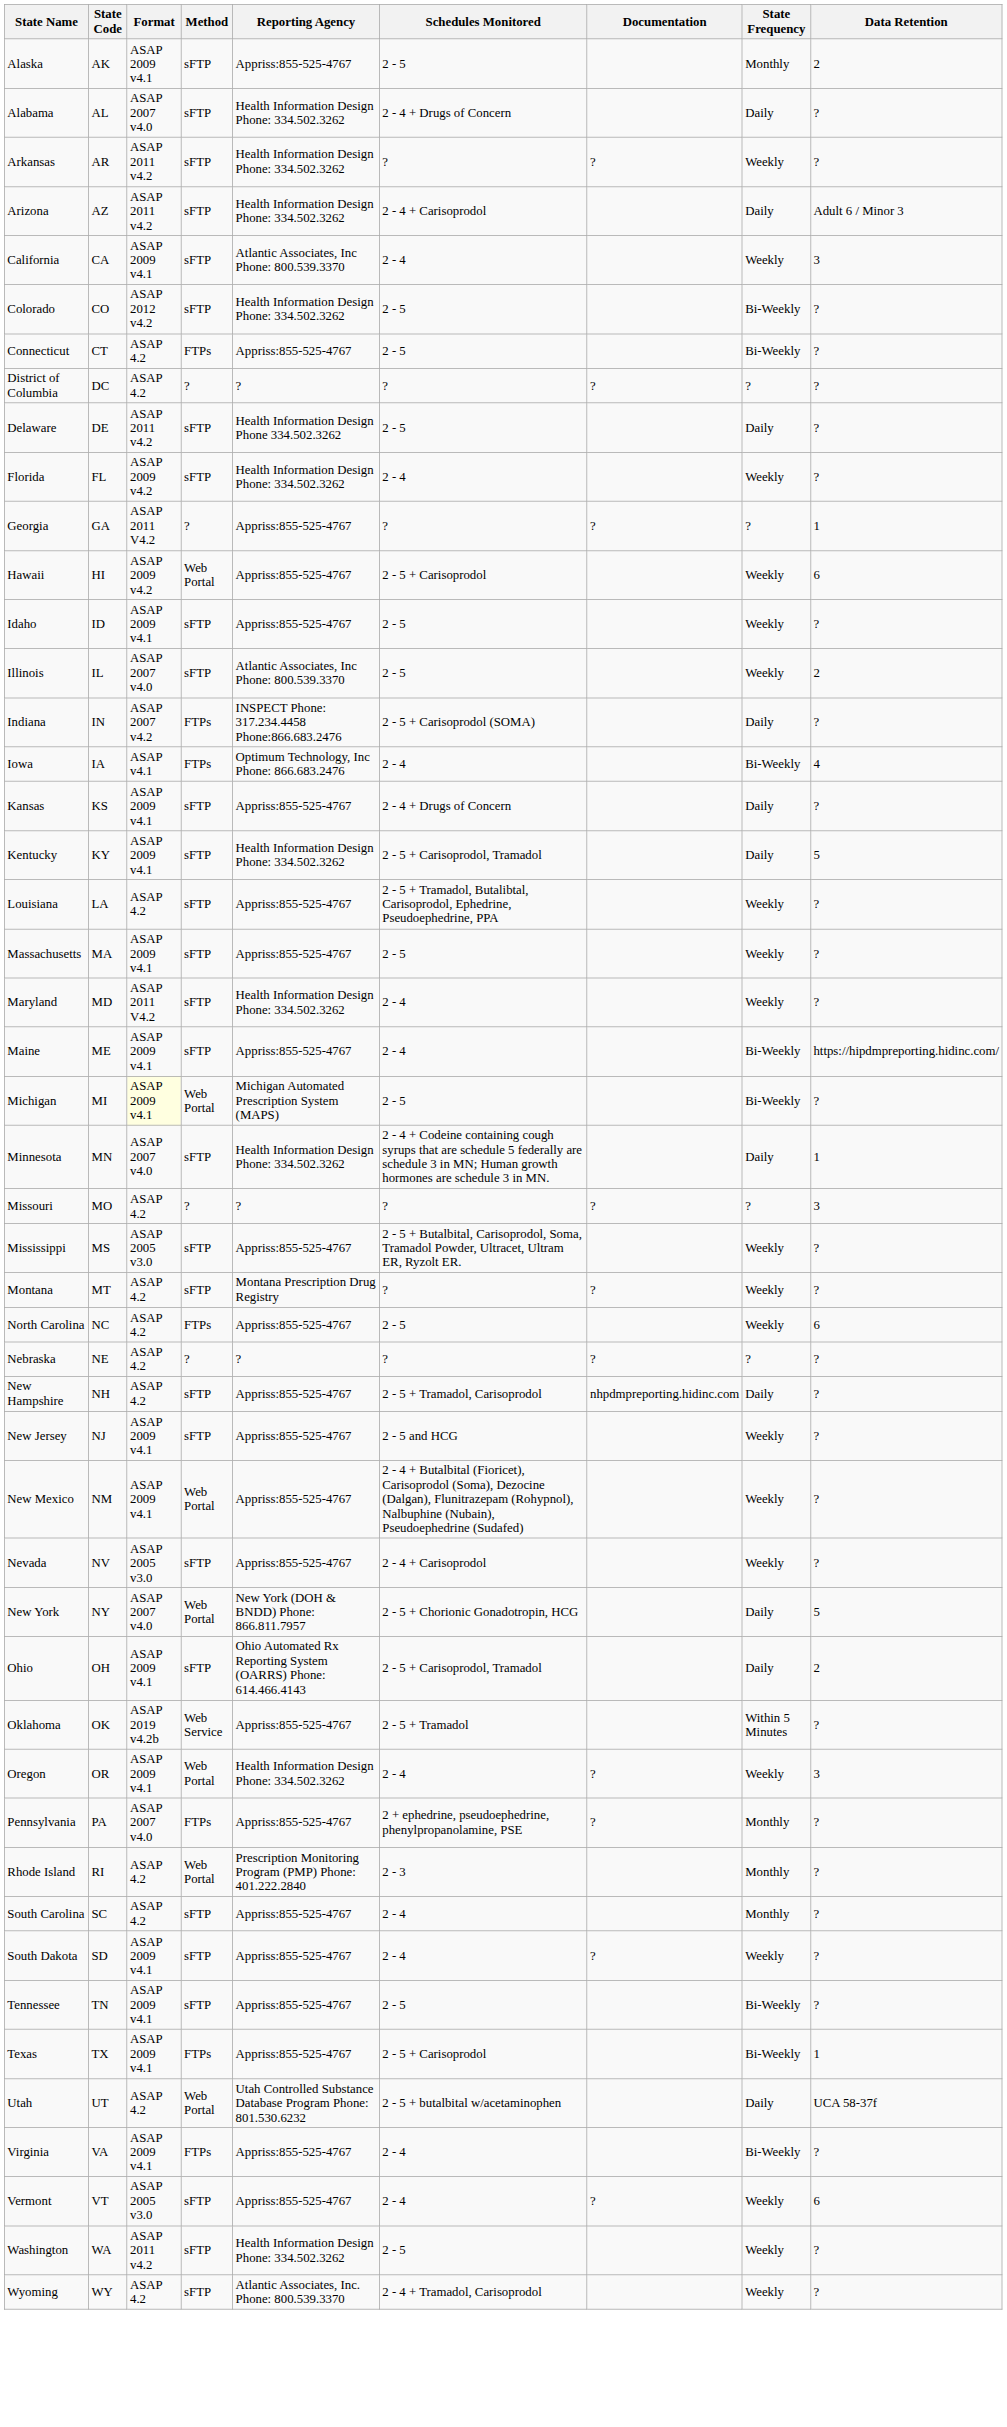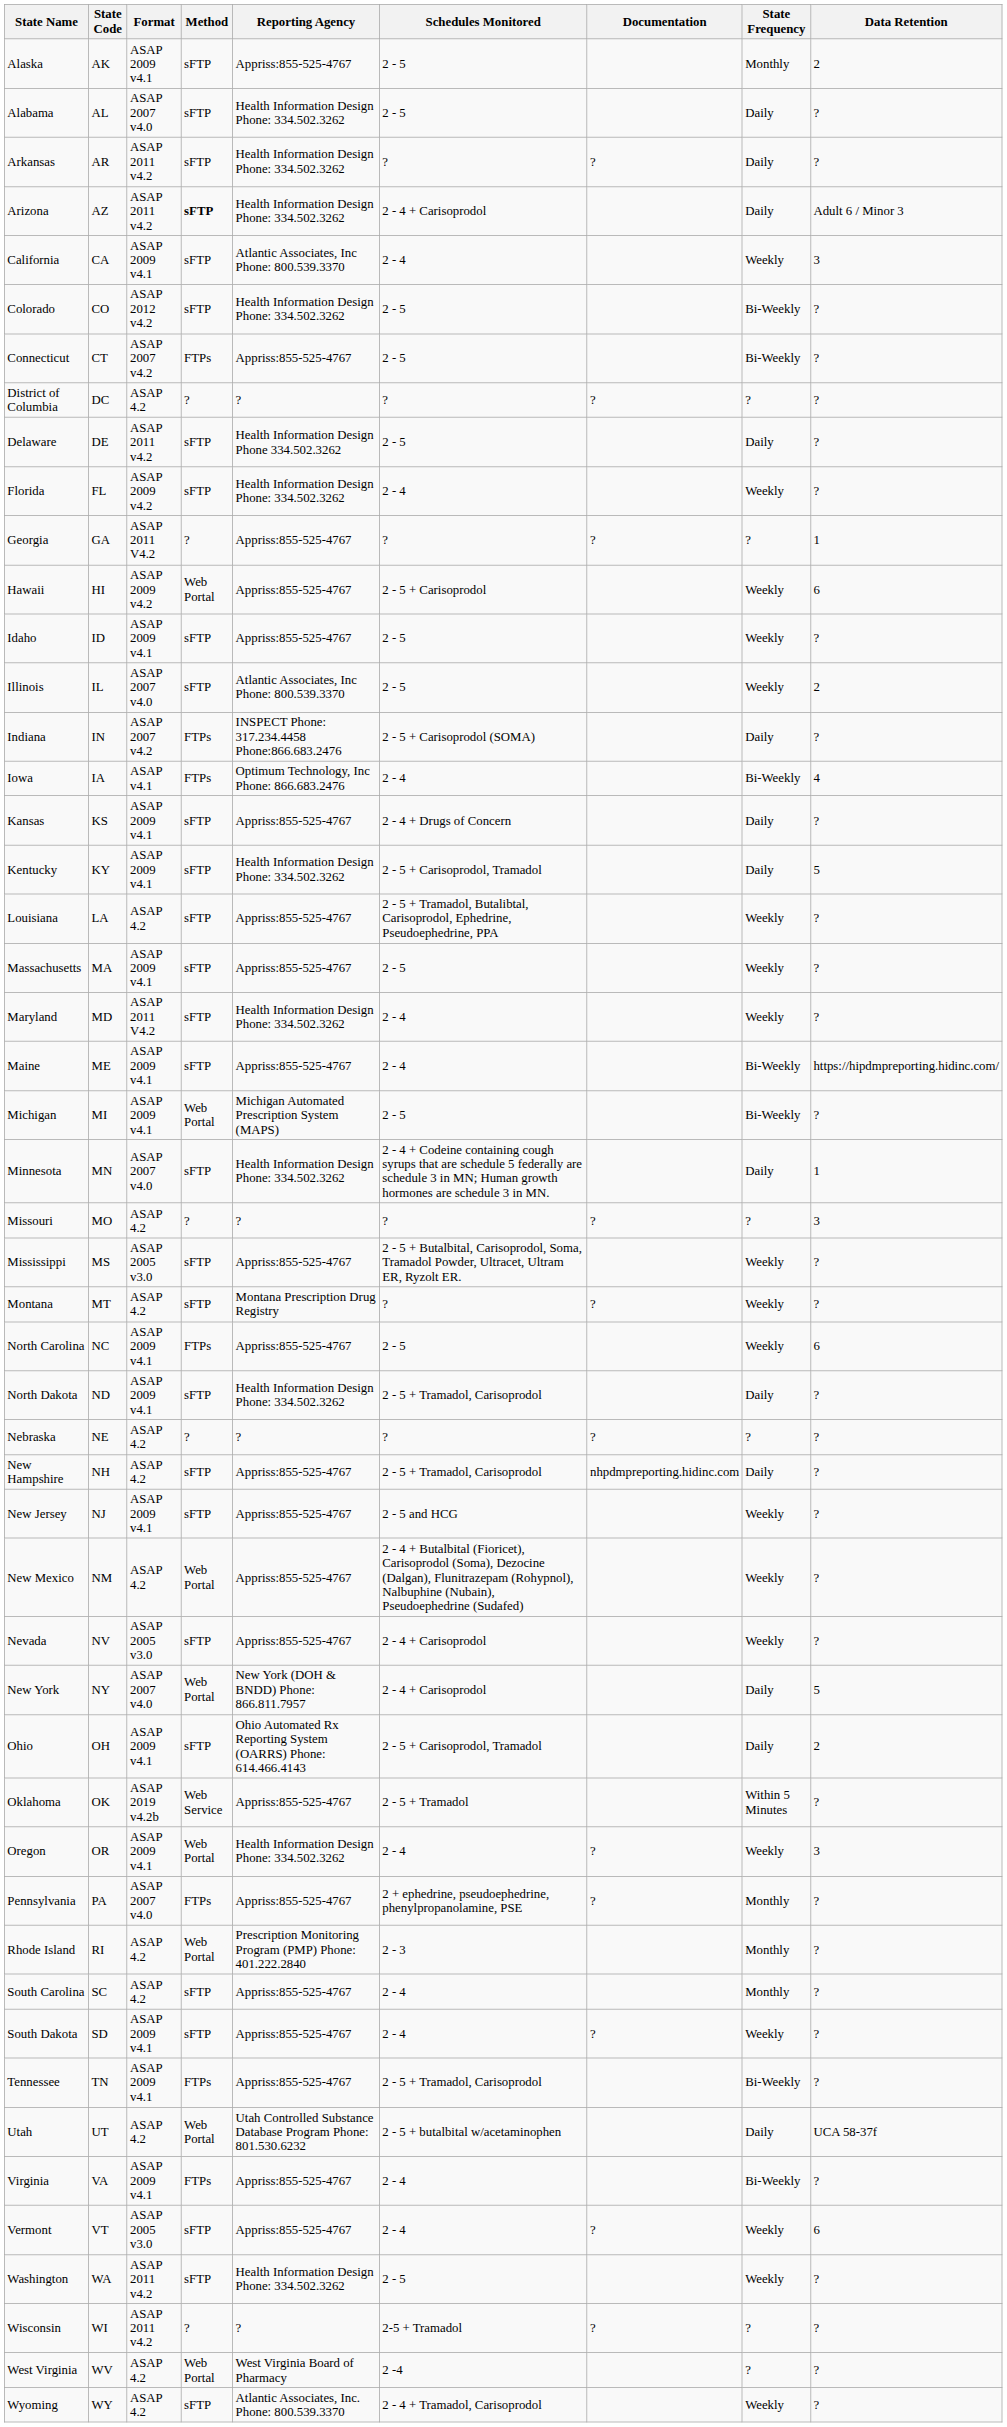(447, 112) 2 - 4 + Drugs of Concern -> (394, 112) 2 - 5
(765, 161) Weekly -> (759, 161) Daily
(198, 211) normal -> (199, 211) bold
(146, 351) ASAP 4.2 -> (146, 358) ASAP 2007 v4.2
(146, 1100) lightyellow background -> (146, 1115) no background
(146, 1324) ASAP 4.2 -> (146, 1346) ASAP 2009 v4.1
+ row: (42, 1395)
(146, 1499) ASAP 2009 v4.1 -> (146, 1577) ASAP 4.2
(480, 1612) 2 - 5 + Chorionic Gonadotropin, HCG -> (434, 1689) 2 - 4 + Carisoprodol
(198, 2004) sFTP -> (198, 2082) FTPs
(394, 2004) 2 - 5 -> (462, 2082) 2 - 5 + Tramadol, Carisoprodol
- row: (22, 2053)
+ row: (34, 2328)
+ row: (42, 2370)
